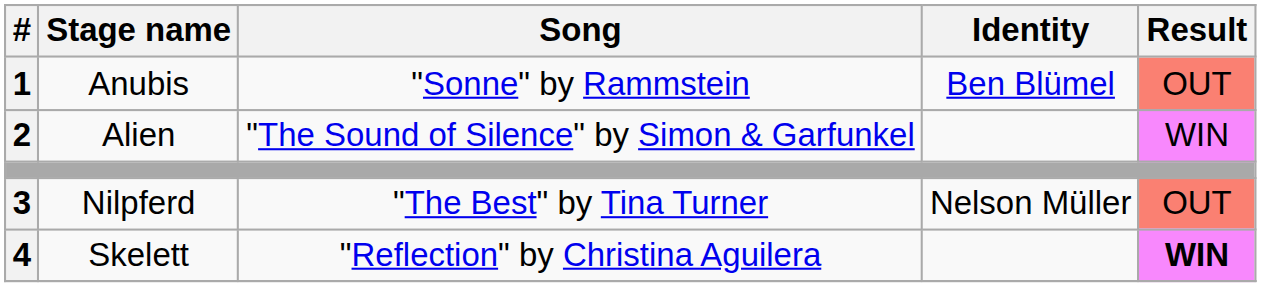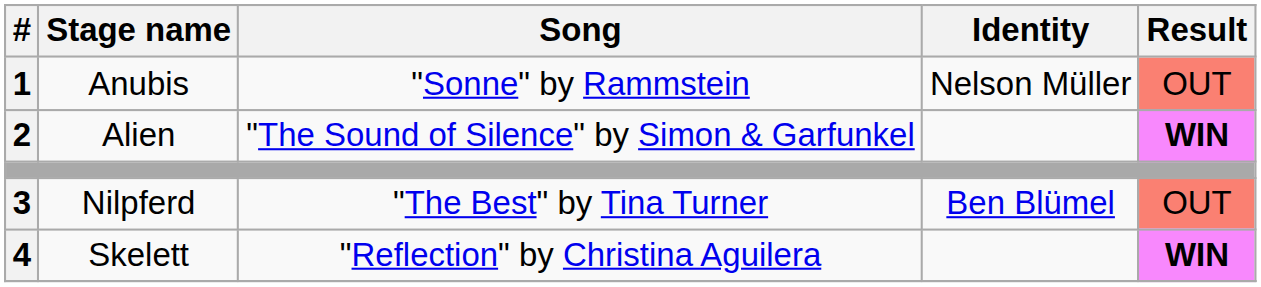(1031, 82) Ben Blümel -> (1031, 82) Nelson Müller
(1197, 135) normal -> (1197, 135) bold
(1031, 202) Nelson Müller -> (1031, 202) Ben Blümel
